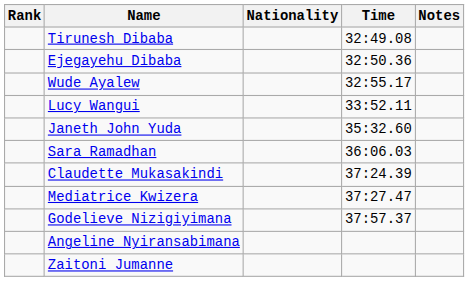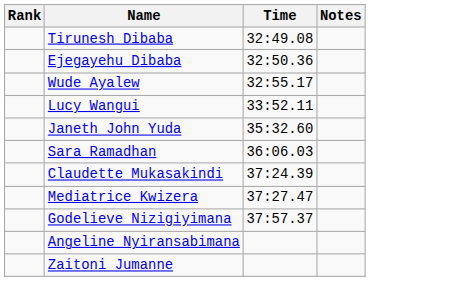- column: (292, 16)
